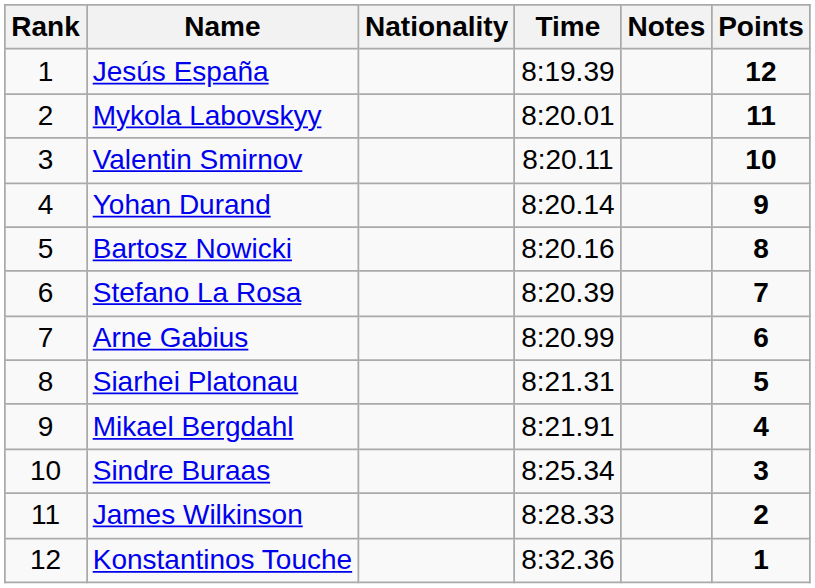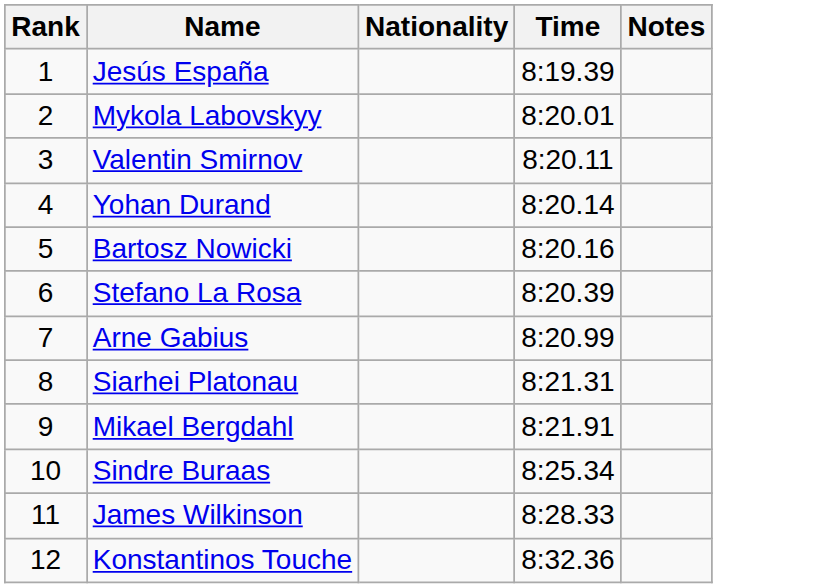- column: (761, 26)
